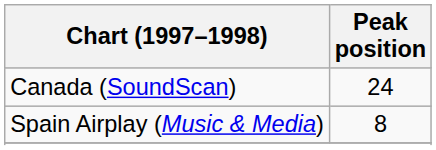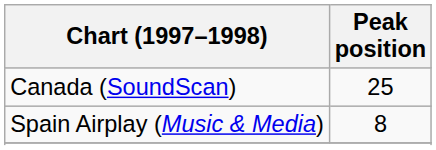(380, 86) 24 -> (380, 86) 25
